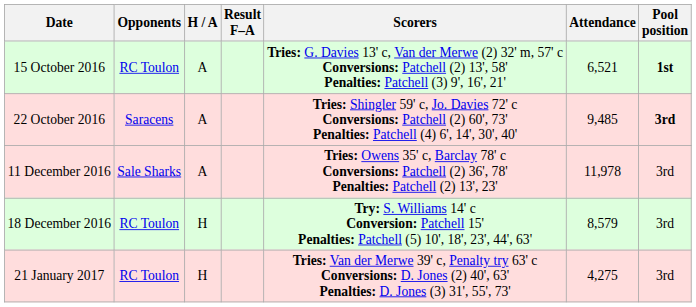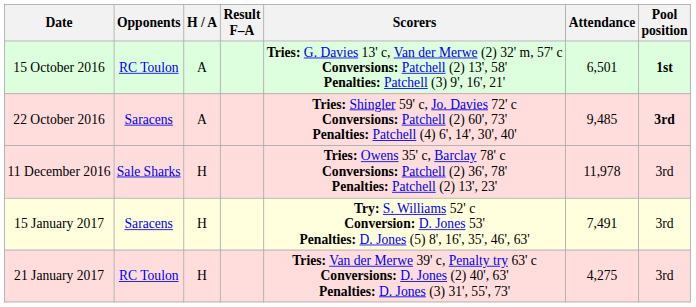(602, 67) 6,521 -> (602, 67) 6,501
(203, 171) A -> (202, 171) H
- row: (59, 223)
+ row: (59, 223)
